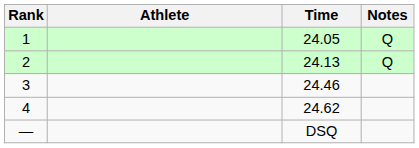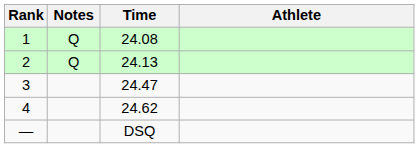columns swapped: (165, 16) <-> (387, 16)
(322, 39) 24.05 -> (140, 39) 24.08
(322, 85) 24.46 -> (140, 85) 24.47
